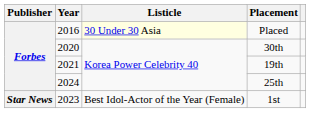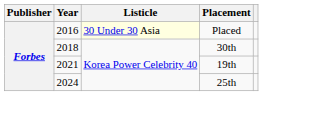(68, 47) 2020 -> (67, 47) 2018
- row: (274, 99)
